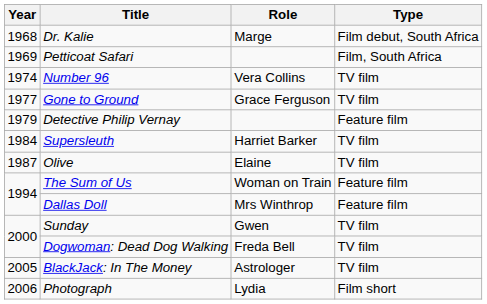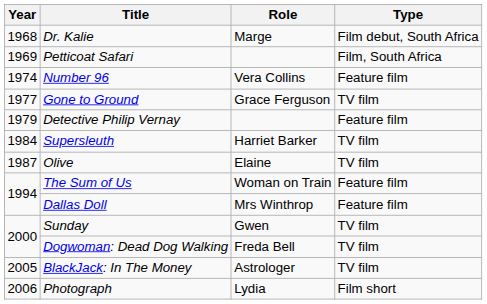(358, 78) TV film -> (373, 78) Feature film
